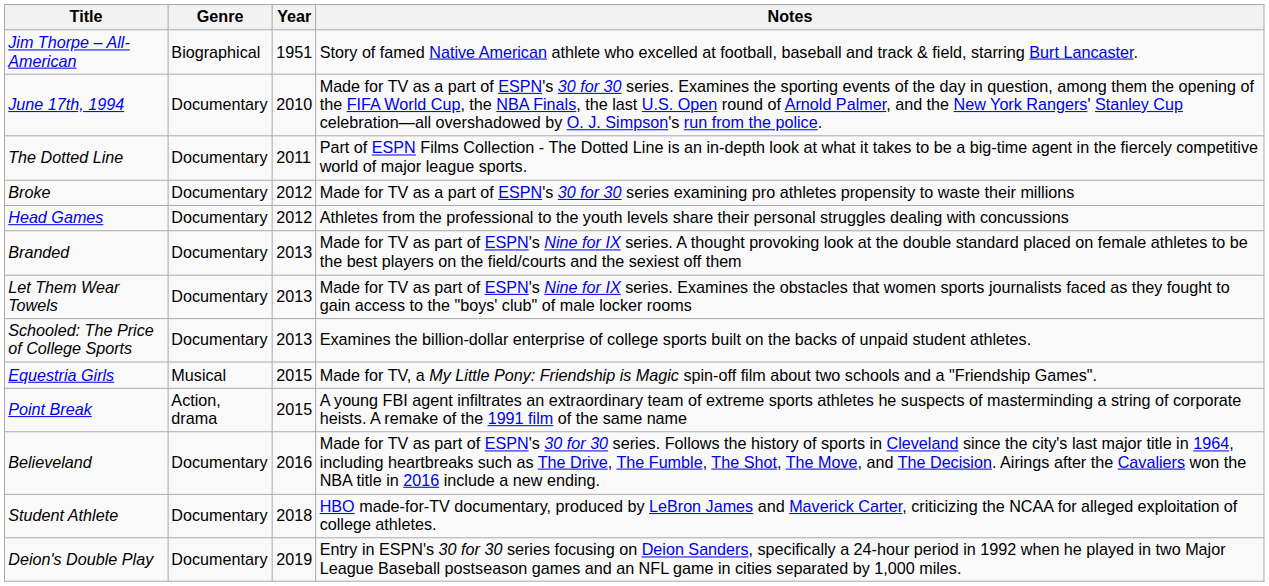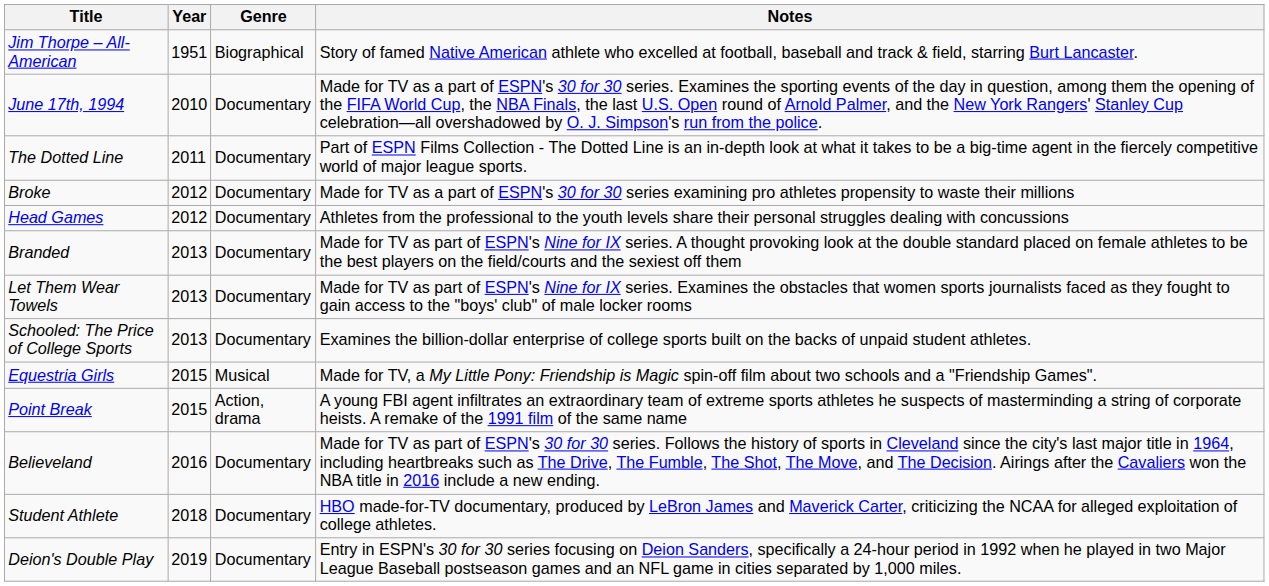columns swapped: (294, 17) <-> (220, 17)
